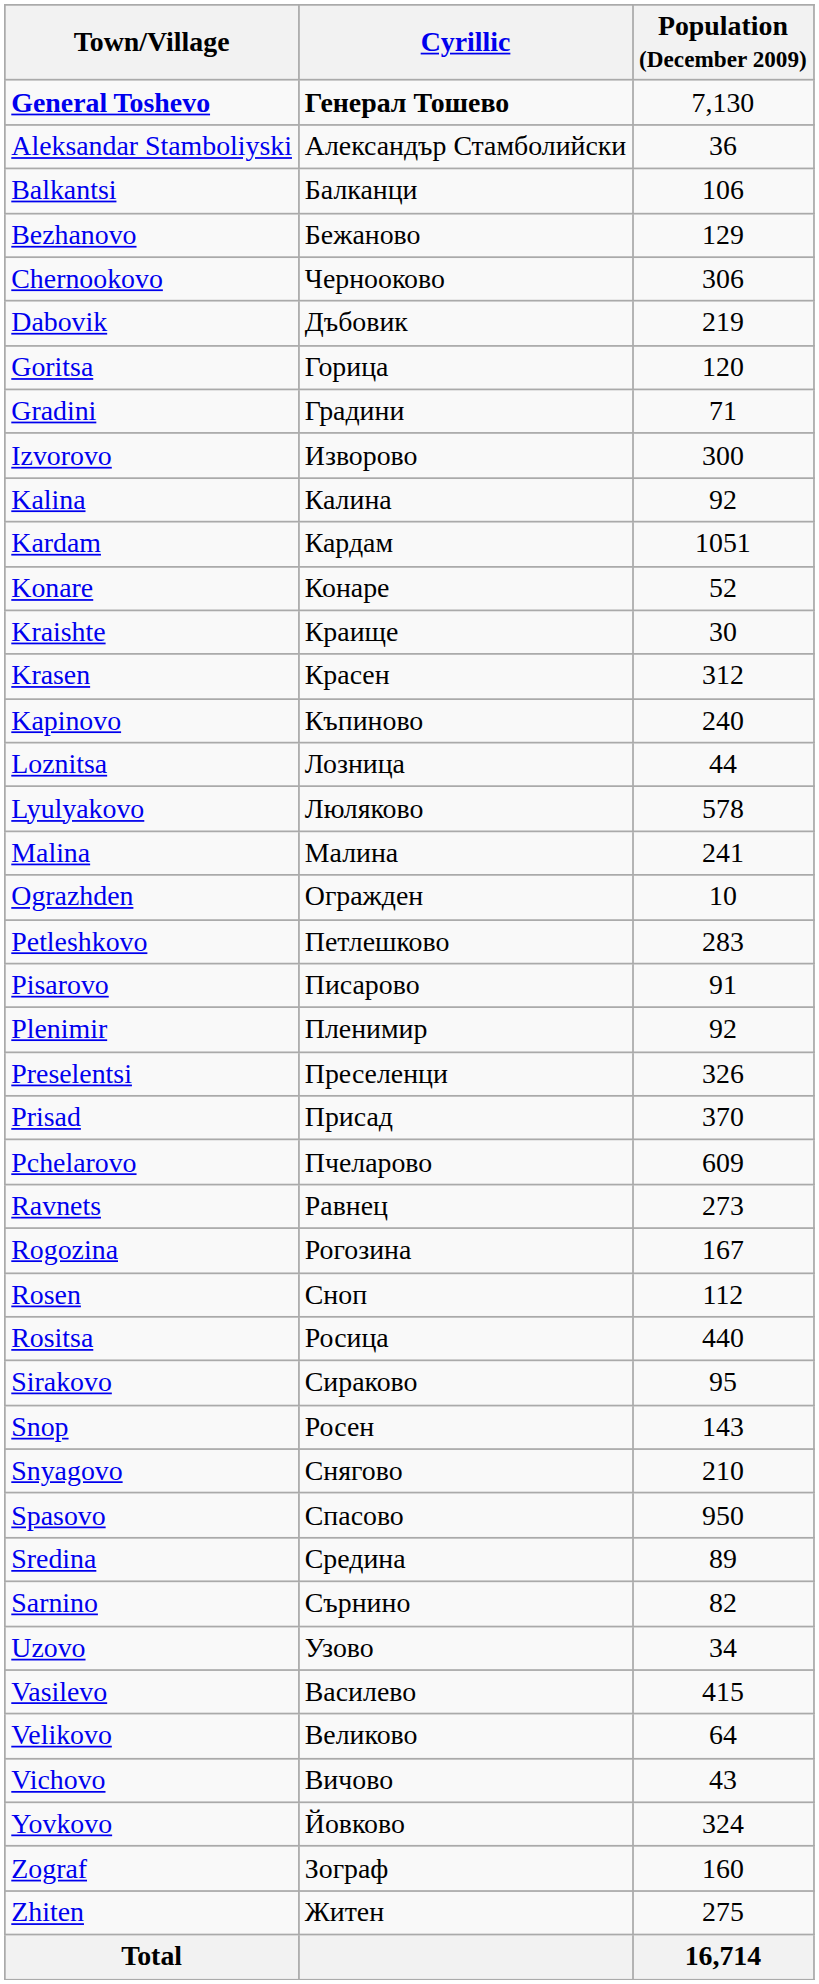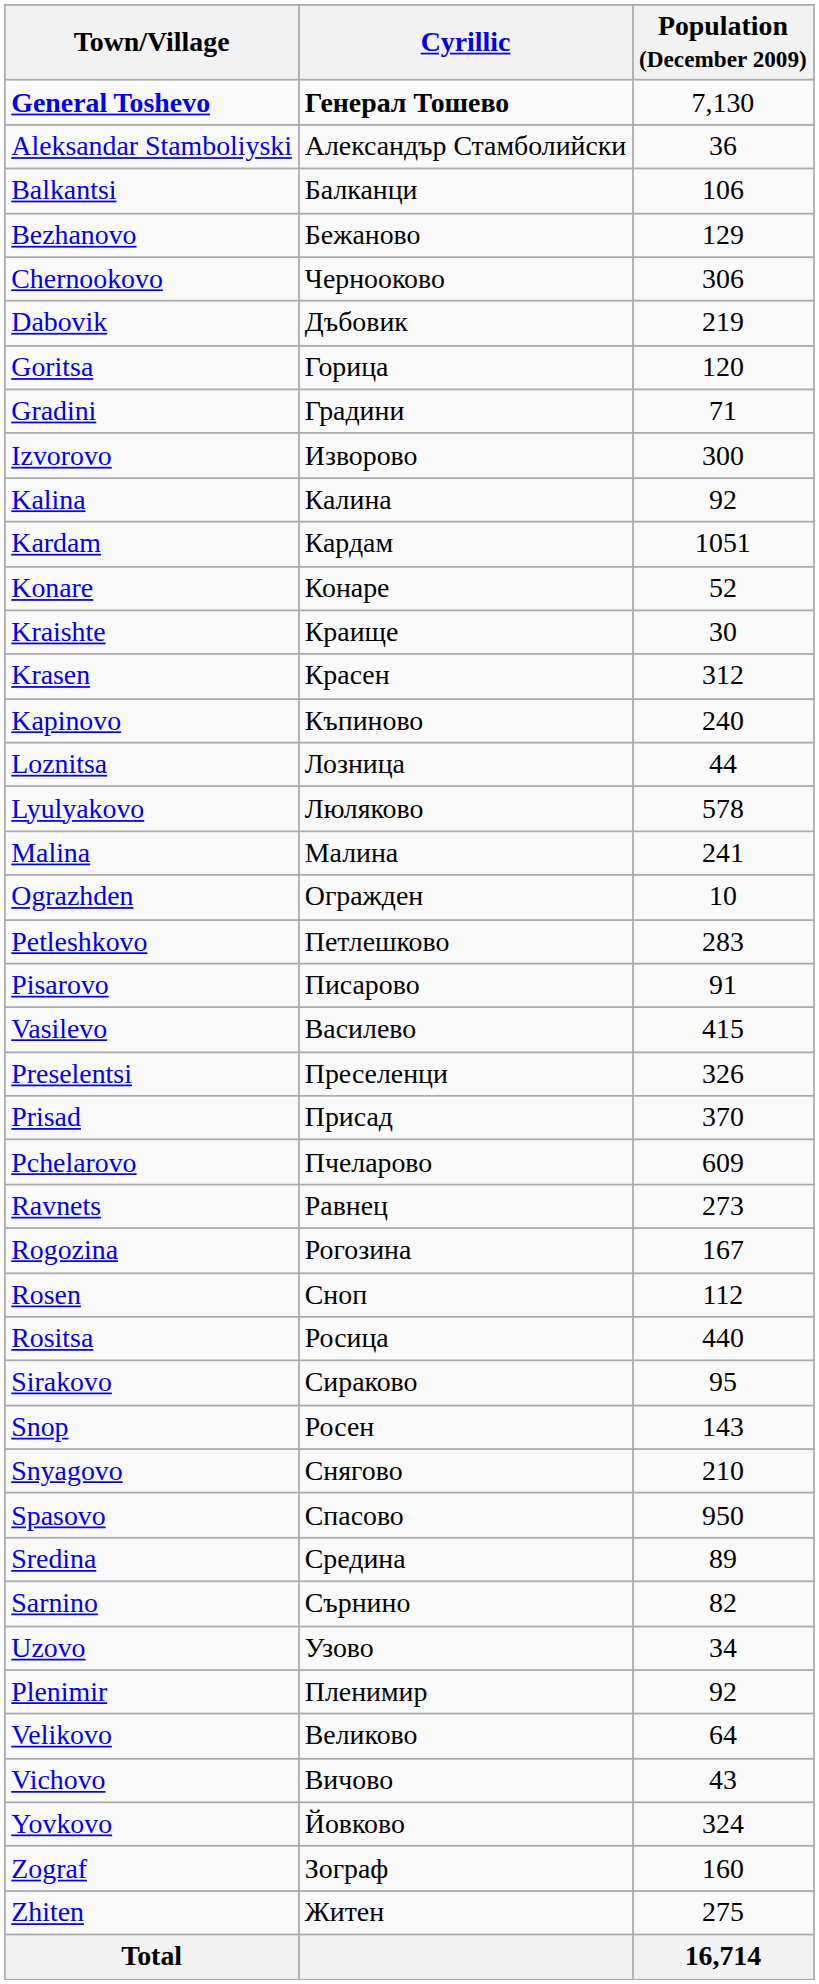rows swapped: (59, 1029) <-> (59, 1691)
